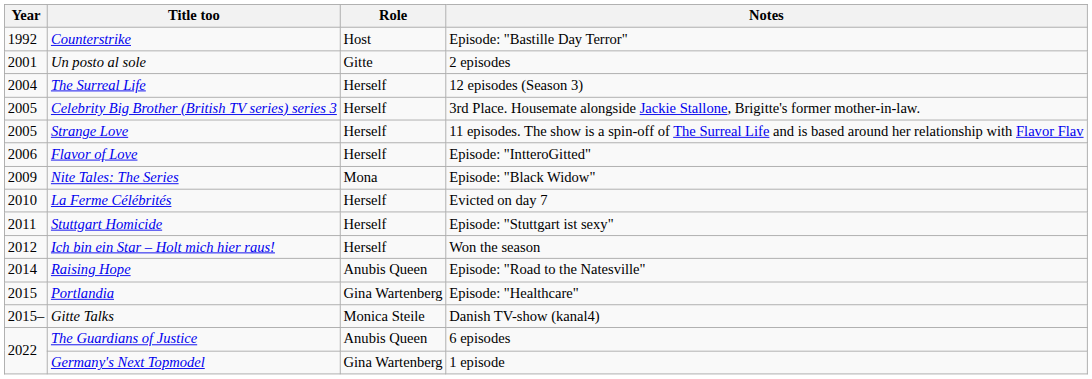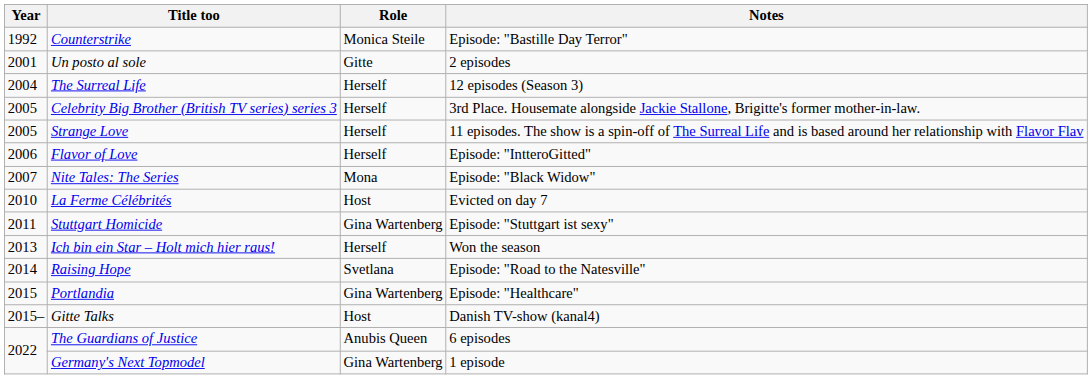(357, 39) Host -> (384, 39) Monica Steile
(22, 177) 2009 -> (22, 177) 2007
(365, 200) Herself -> (357, 200) Host
(365, 223) Herself -> (393, 223) Gina Wartenberg
(22, 246) 2012 -> (22, 246) 2013
(385, 270) Anubis Queen -> (369, 270) Svetlana
(384, 316) Monica Steile -> (357, 316) Host
